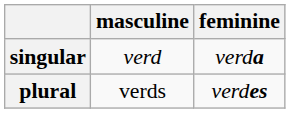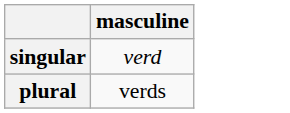- column: (240, 21)
